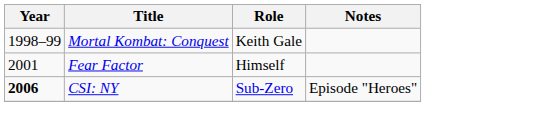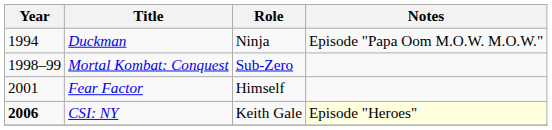+ row: (97, 40)
(269, 40) Keith Gale -> (264, 64) Sub-Zero
(264, 88) Sub-Zero -> (269, 112) Keith Gale
(363, 88) no background -> (363, 112) lightyellow background
